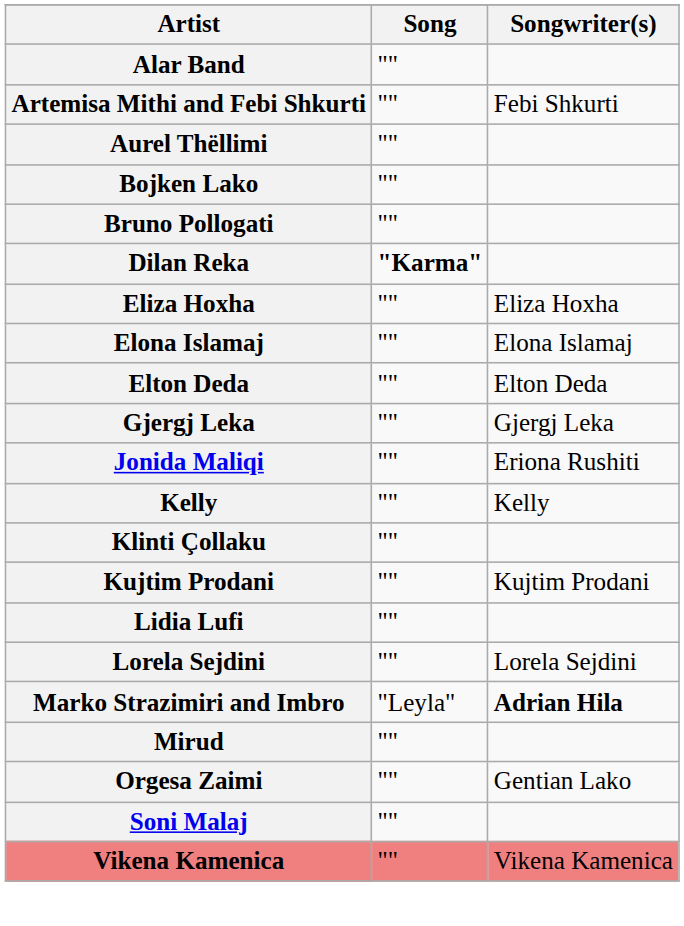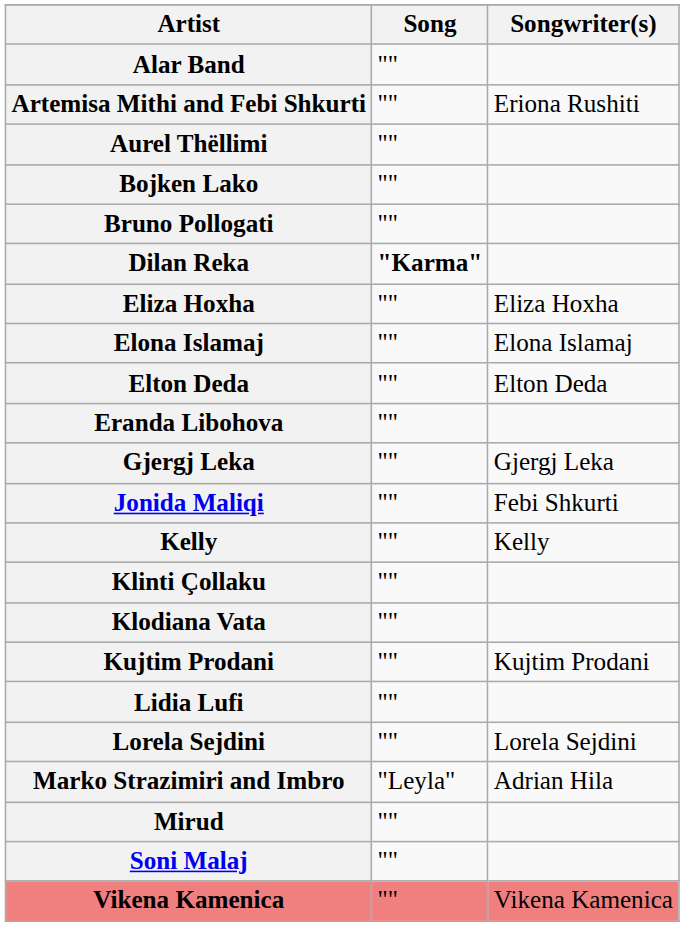(556, 104) Febi Shkurti -> (567, 104) Eriona Rushiti
+ row: (189, 422)
(567, 462) Eriona Rushiti -> (556, 502) Febi Shkurti
+ row: (189, 622)
(558, 701) bold -> (553, 781) normal
- row: (189, 781)
